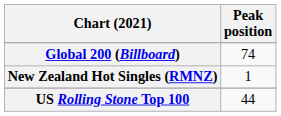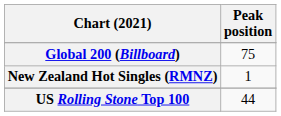(248, 54) 74 -> (248, 54) 75
